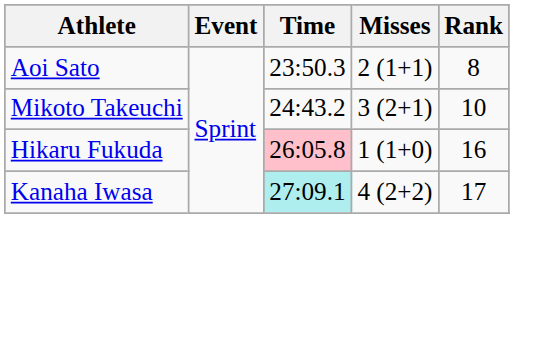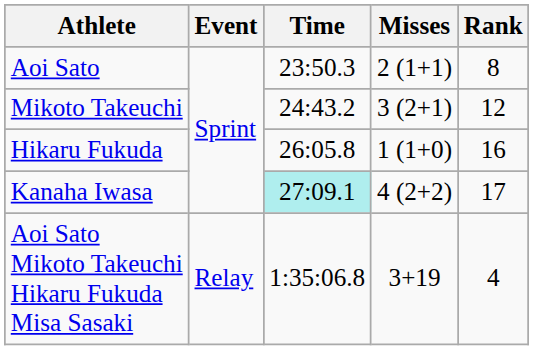(474, 108) 10 -> (493, 108) 12
(307, 150) pink background -> (317, 150) no background
+ row: (97, 278)
